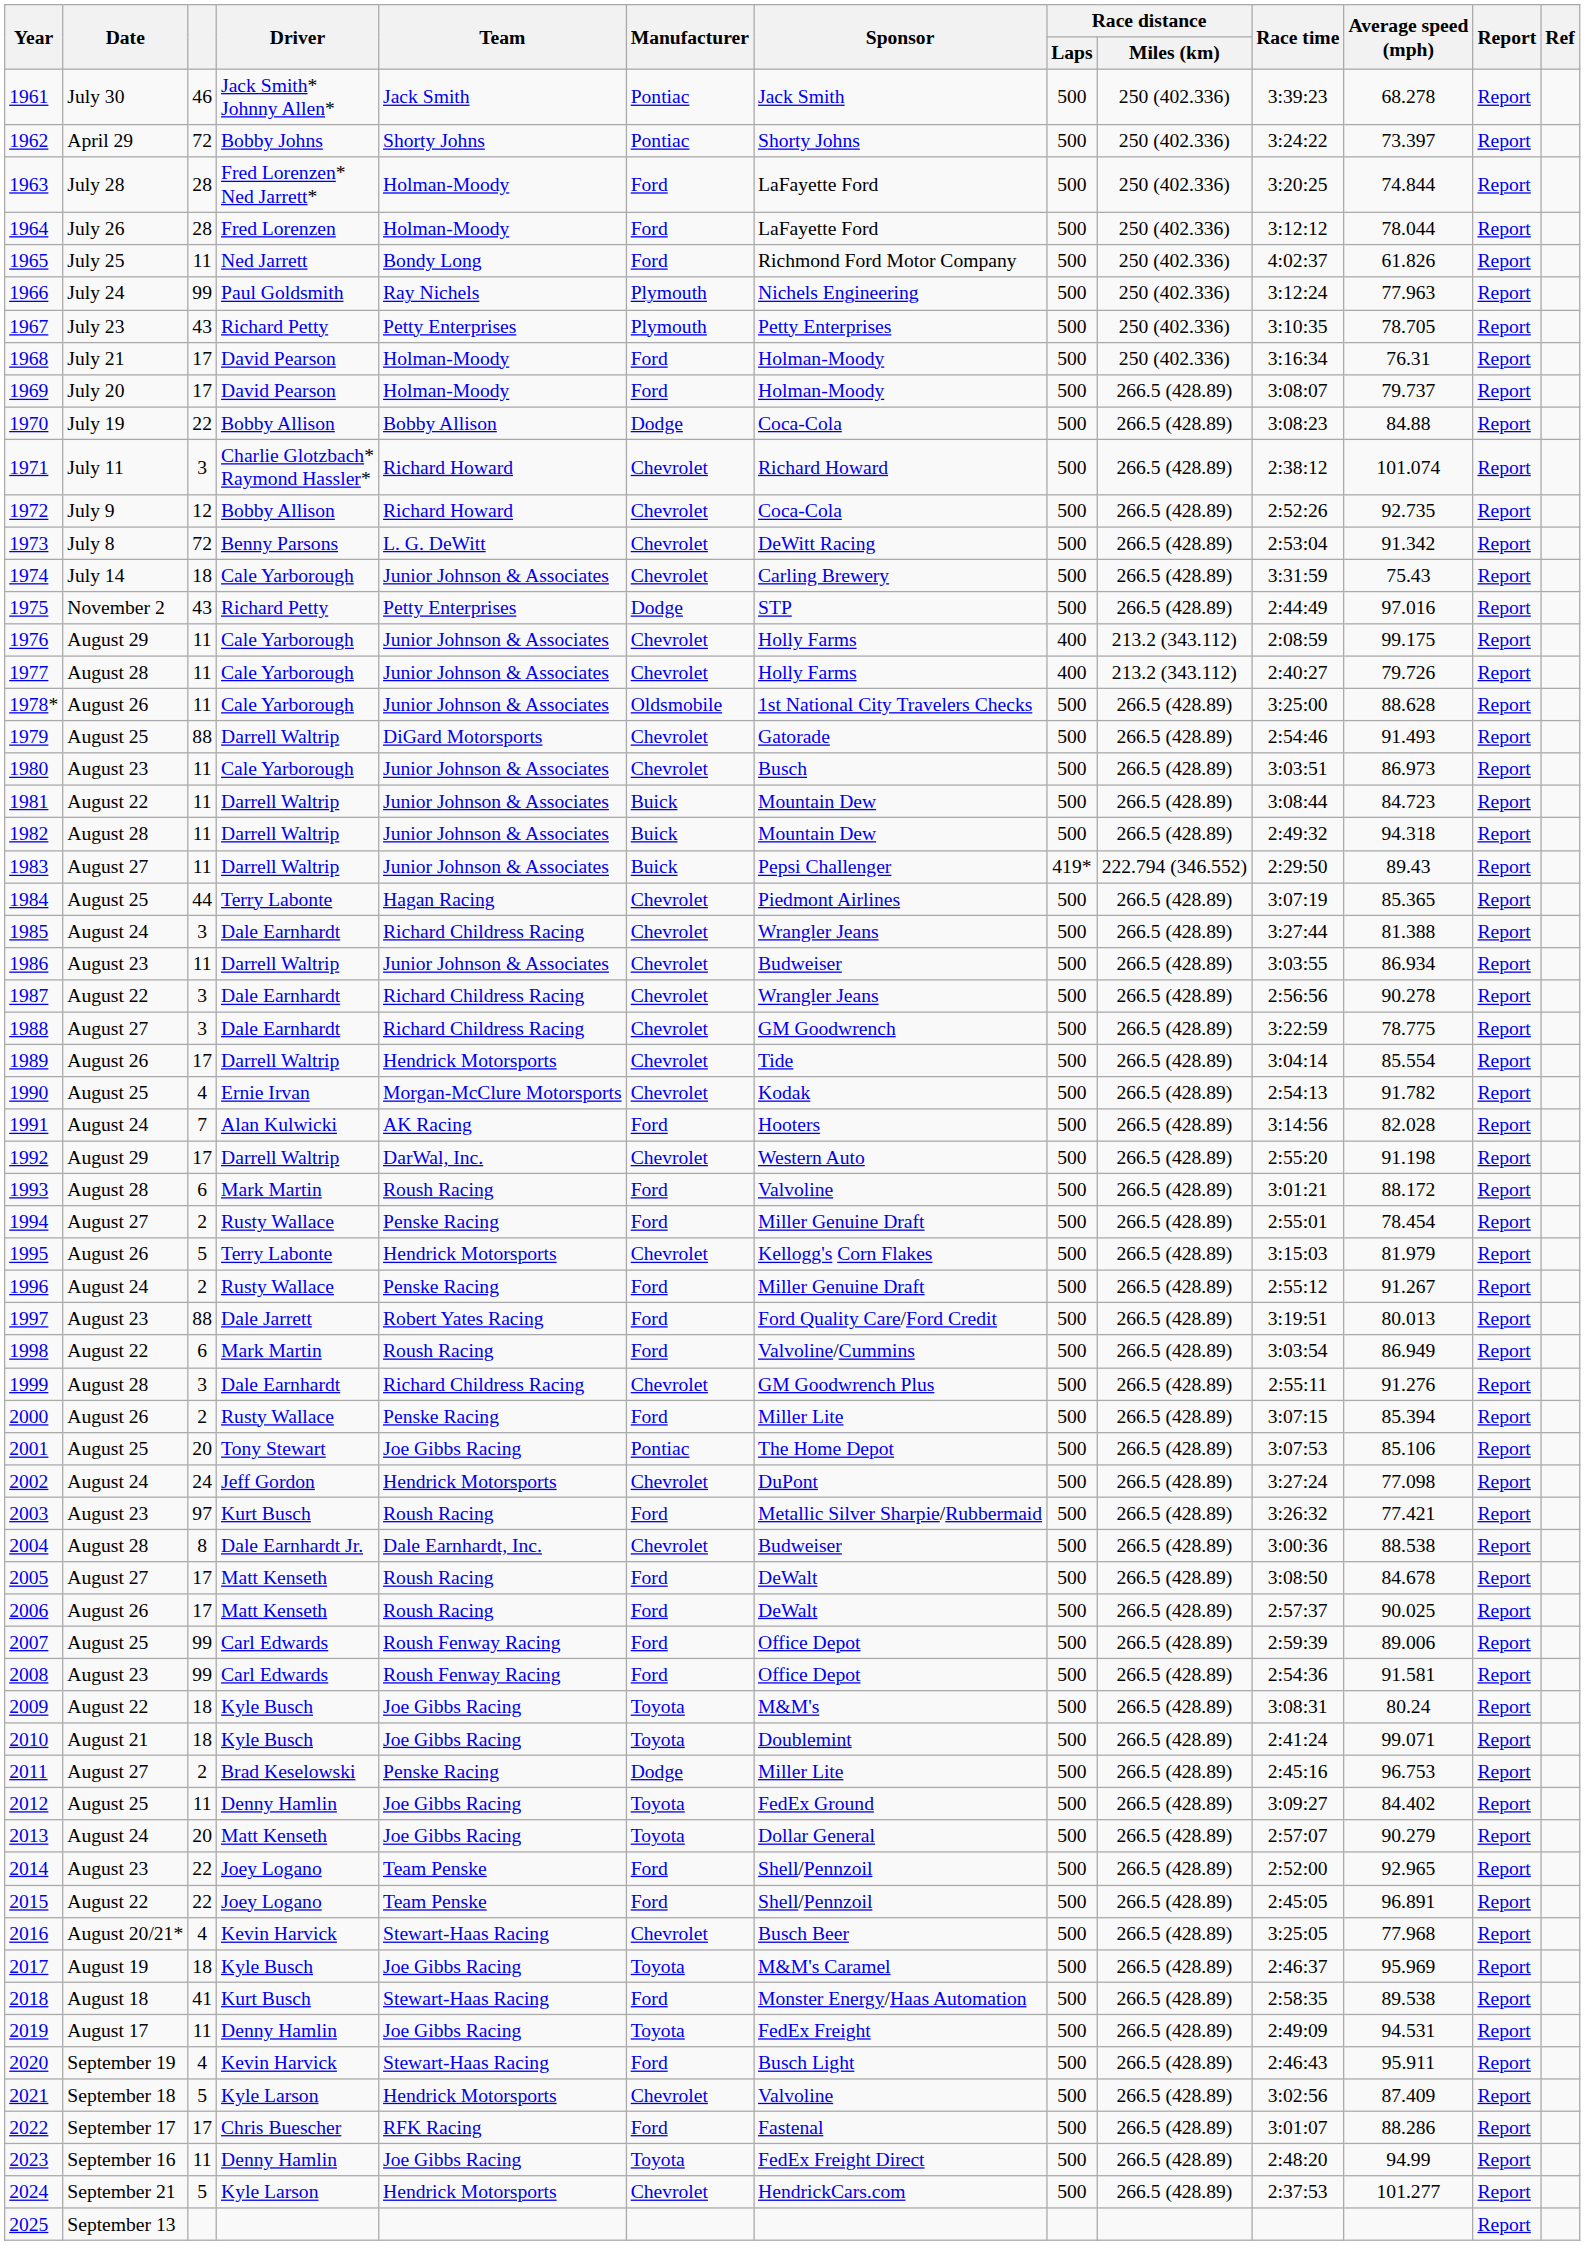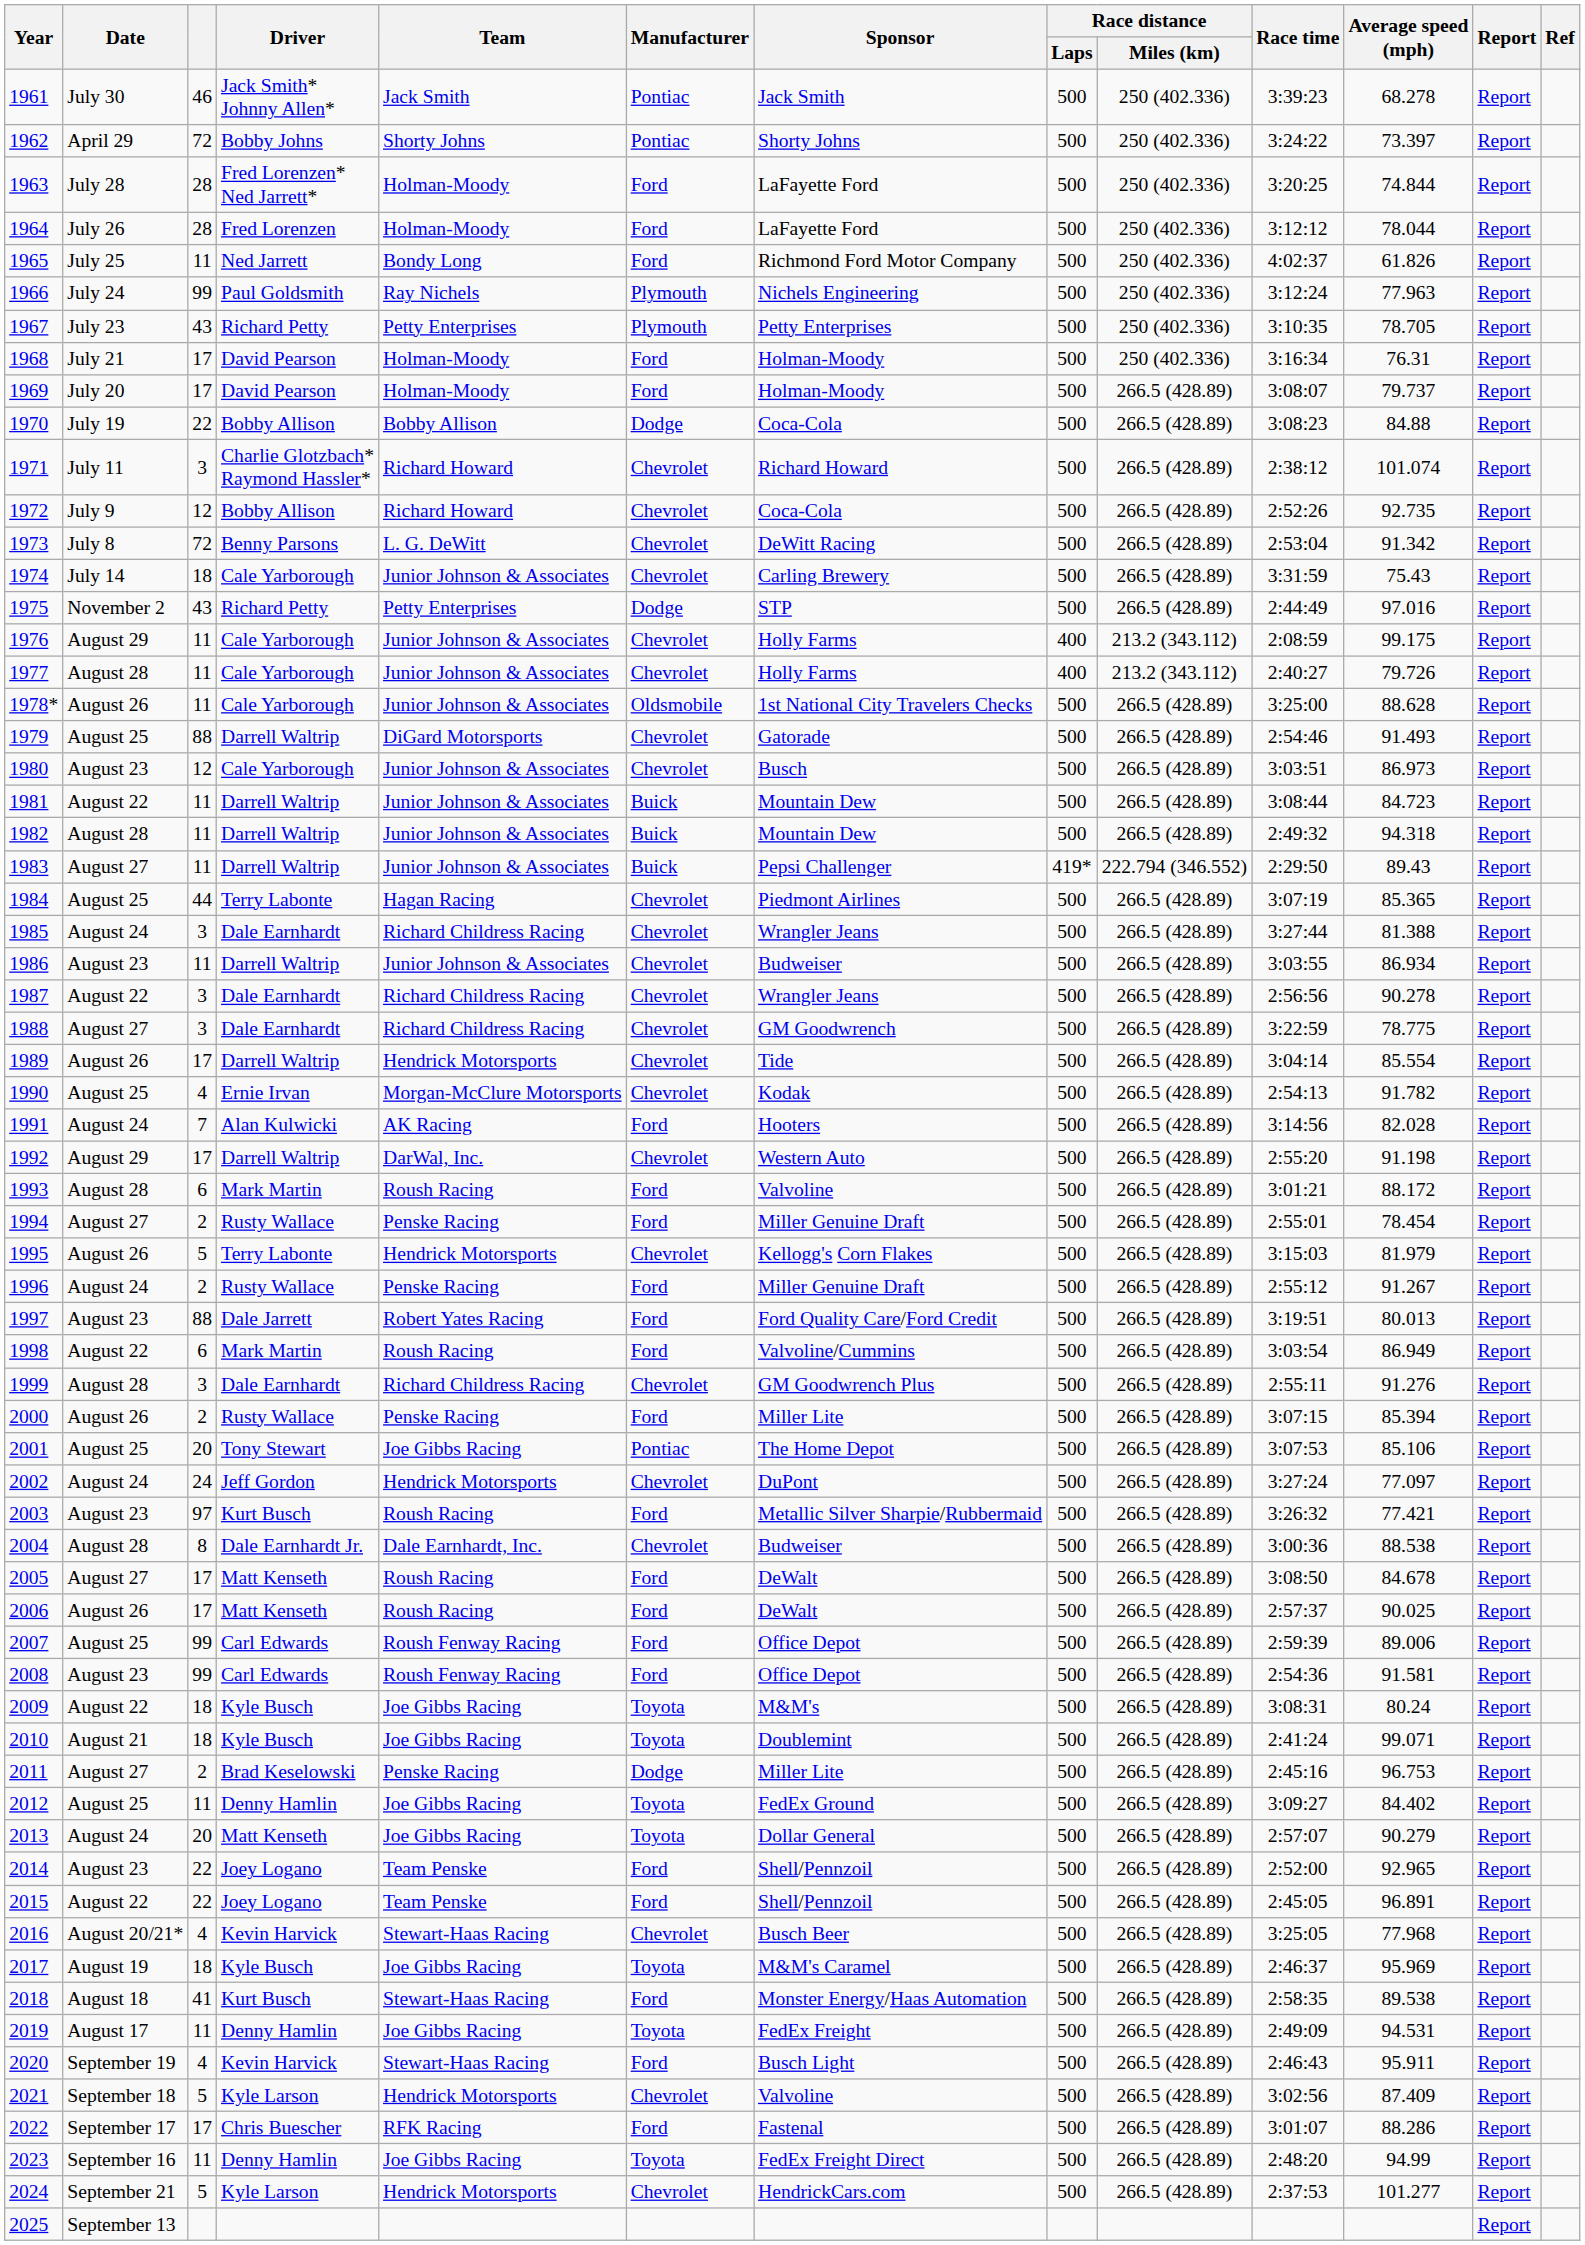(202, 769) 11 -> (202, 769) 12
(1408, 1480) 77.098 -> (1408, 1480) 77.097
